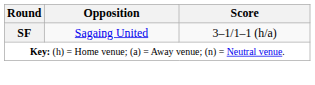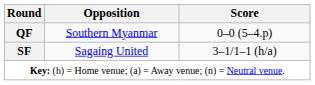+ row: (24, 32)
